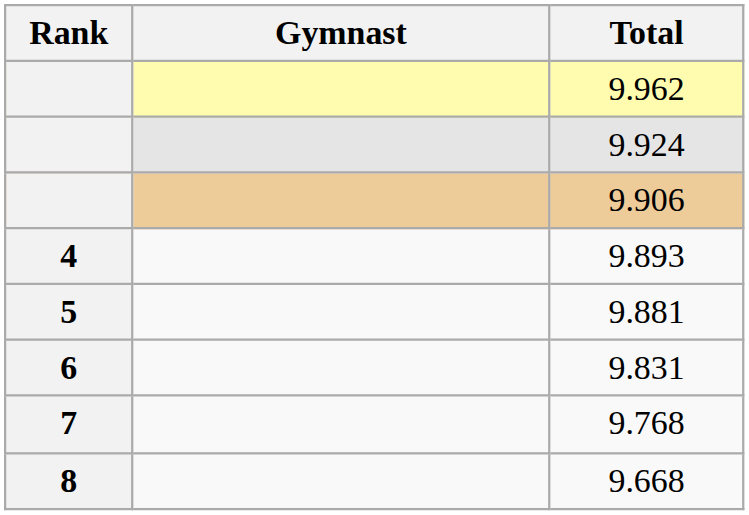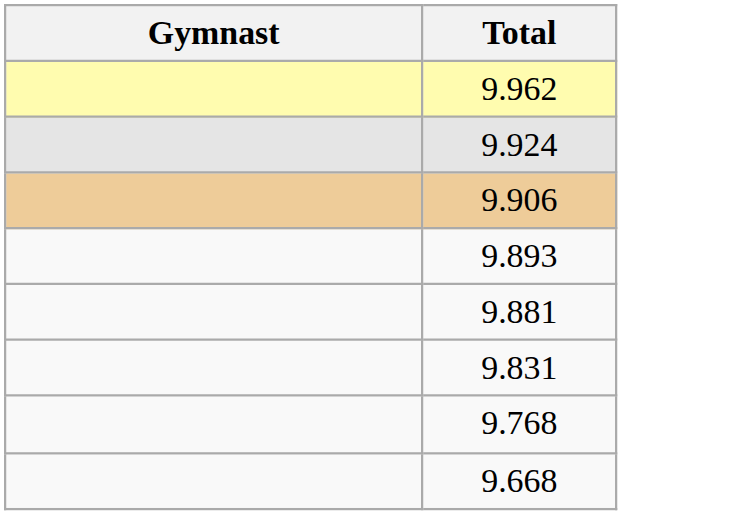- column: (69, 32)
